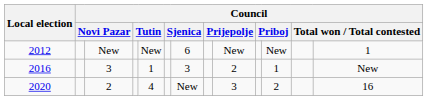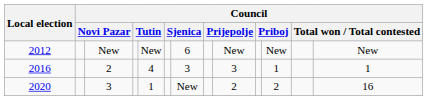(368, 50) 1 -> (368, 50) New
(109, 68) 3 -> (109, 68) 2
(151, 68) 1 -> (151, 68) 4
(234, 68) 2 -> (234, 68) 3
(368, 68) New -> (368, 68) 1
(109, 87) 2 -> (109, 87) 3
(151, 87) 4 -> (151, 87) 1
(234, 87) 3 -> (234, 87) 2
